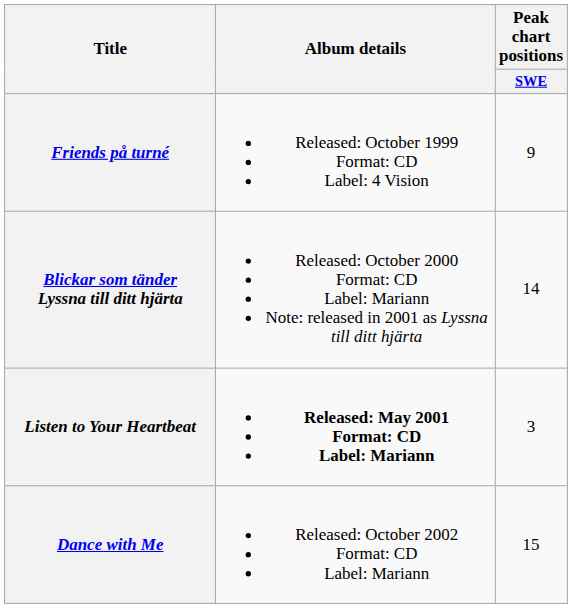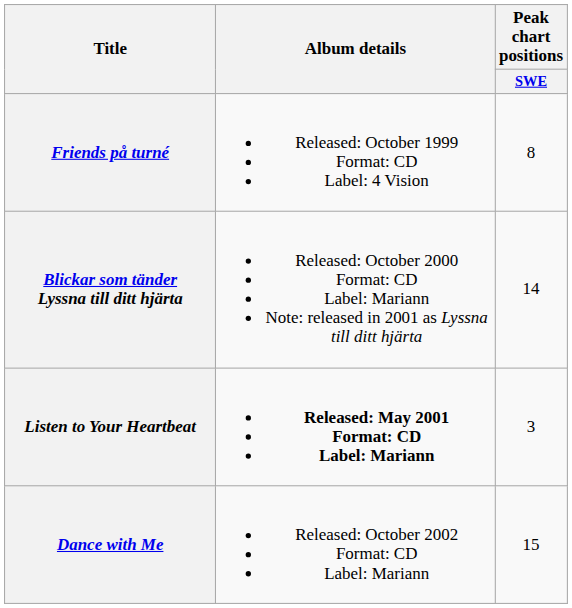(531, 152) 9 -> (531, 152) 8
